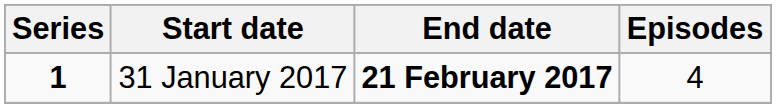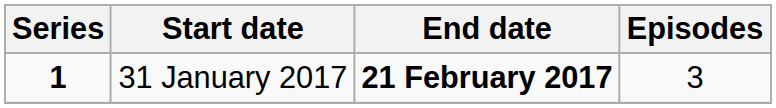(695, 77) 4 -> (695, 77) 3
